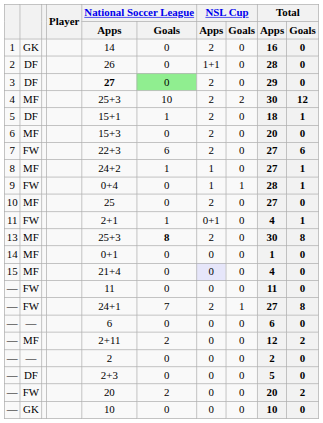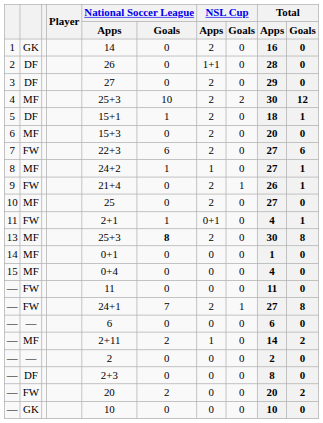(109, 82) bold -> (109, 82) normal
(167, 82) lightgreen background -> (167, 82) no background
(109, 185) 0+4 -> (109, 185) 21+4
(211, 185) 1 -> (211, 185) 2
(272, 185) 28 -> (272, 185) 26
(109, 271) 21+4 -> (109, 271) 0+4
(211, 271) lavender background -> (211, 271) no background
(211, 340) 0 -> (211, 340) 1
(272, 340) 12 -> (272, 340) 14
(272, 375) 5 -> (272, 375) 8
